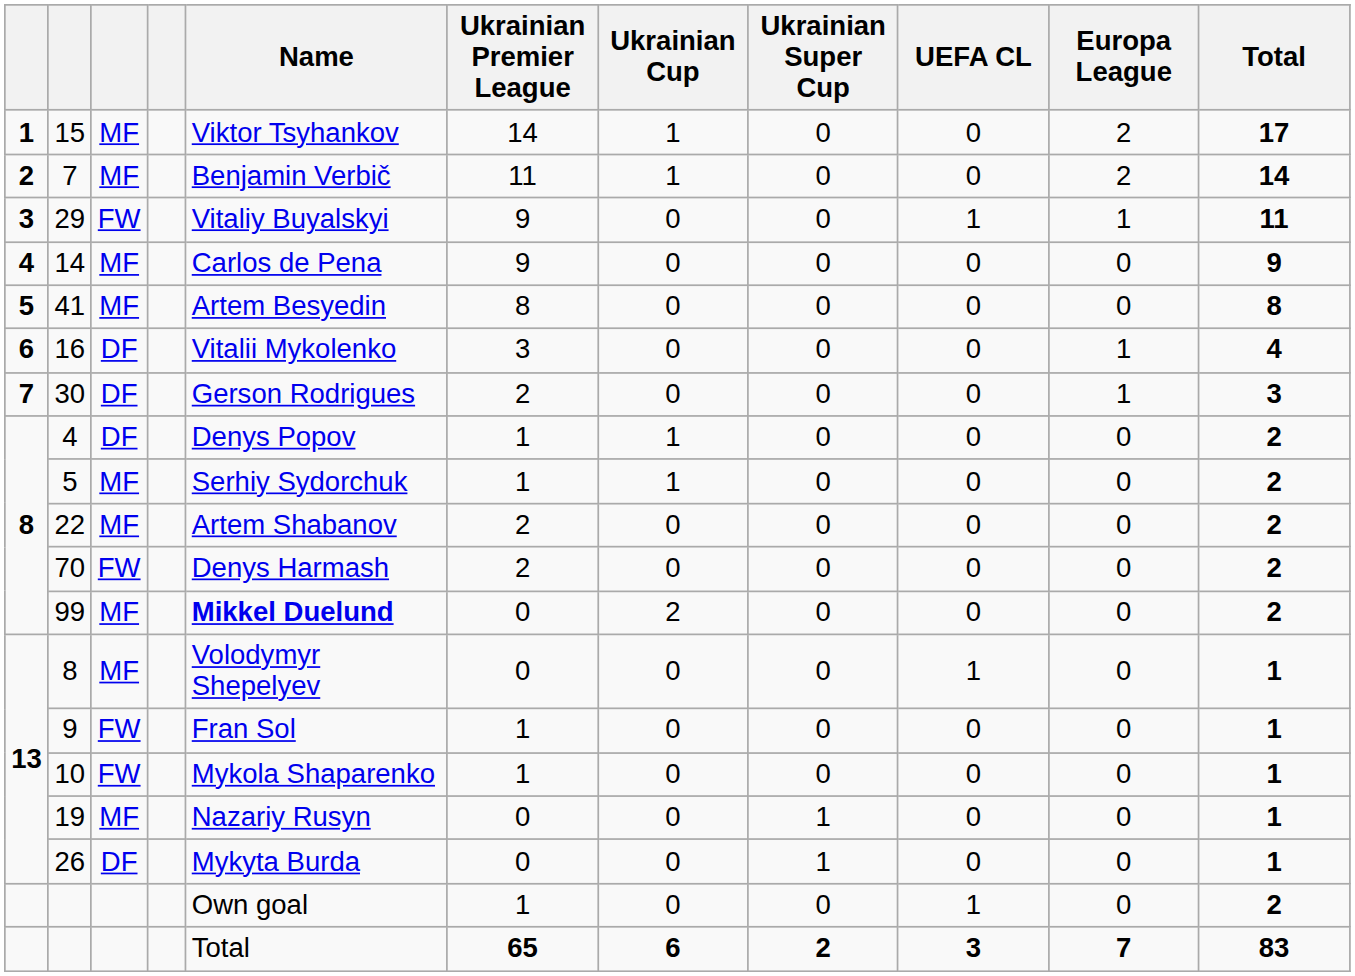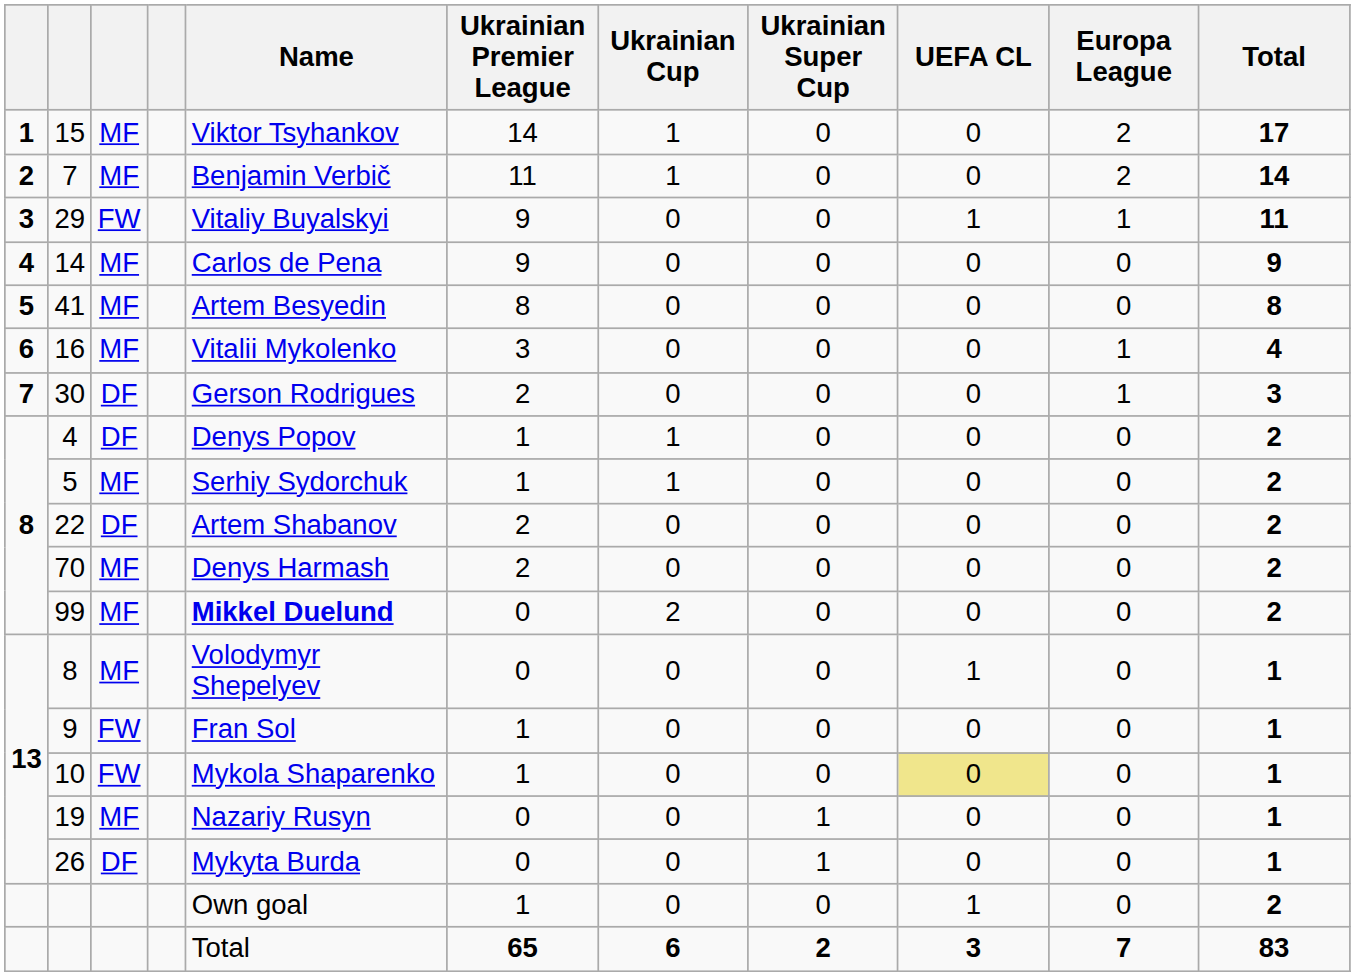(119, 350) DF -> (119, 350) MF
(119, 524) MF -> (119, 524) DF
(119, 568) FW -> (119, 568) MF
(973, 773) no background -> (973, 773) khaki background
